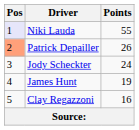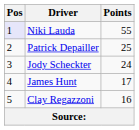(9, 47) lightsalmon background -> (9, 47) no background
(126, 47) 26 -> (126, 47) 25
(126, 82) 19 -> (126, 82) 17
